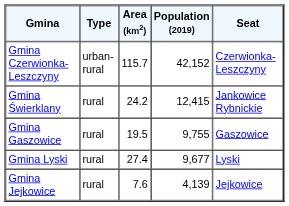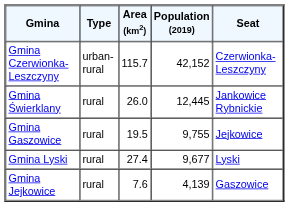(137, 102) 24.2 -> (137, 102) 26.0
(193, 102) 12,415 -> (193, 102) 12,445
(242, 133) Gaszowice -> (239, 133) Jejkowice
(239, 184) Jejkowice -> (242, 184) Gaszowice
